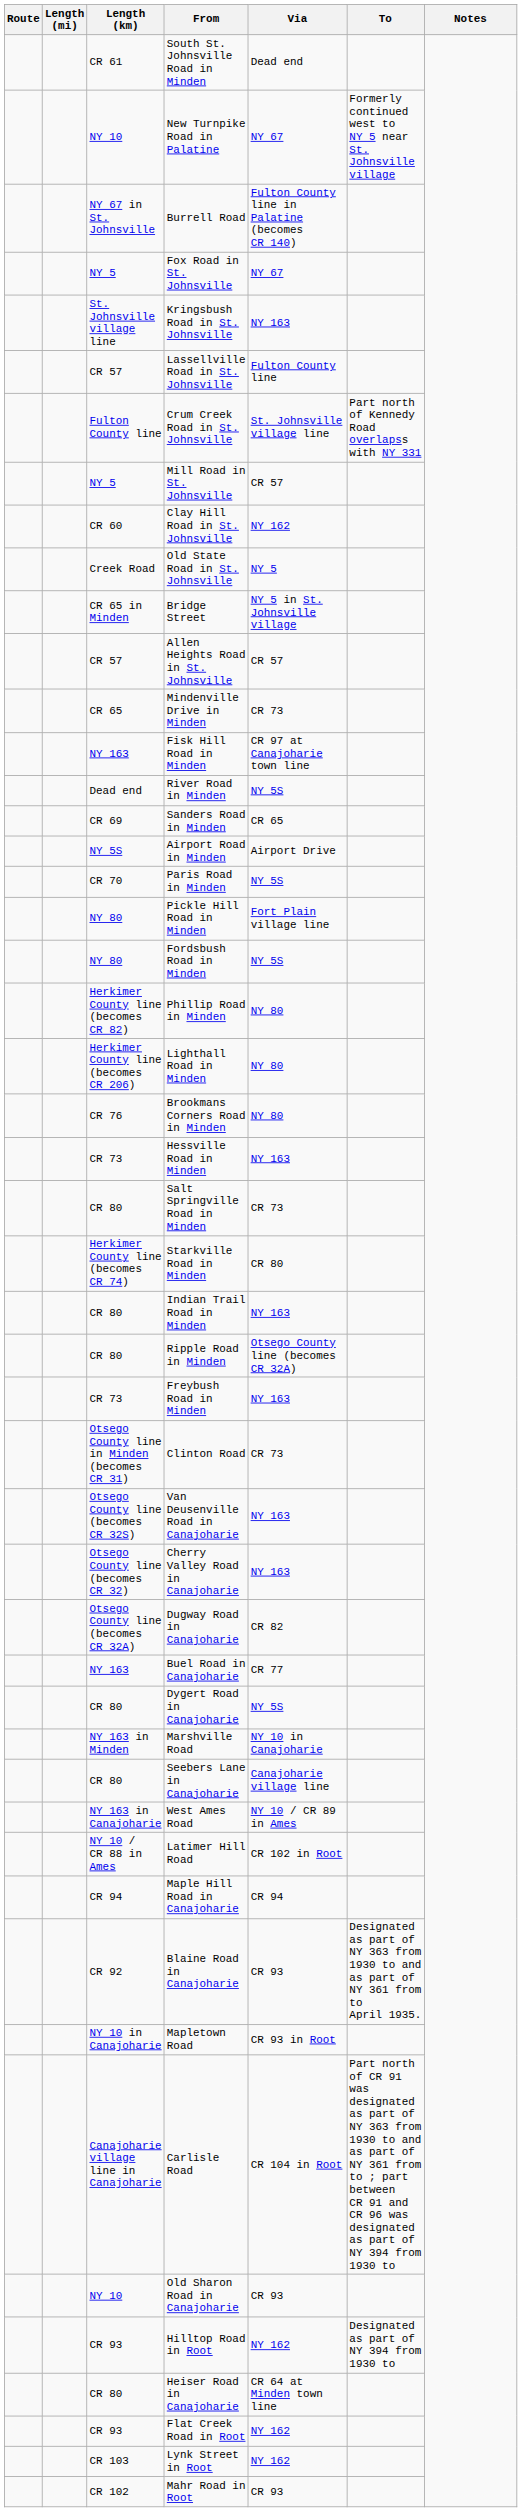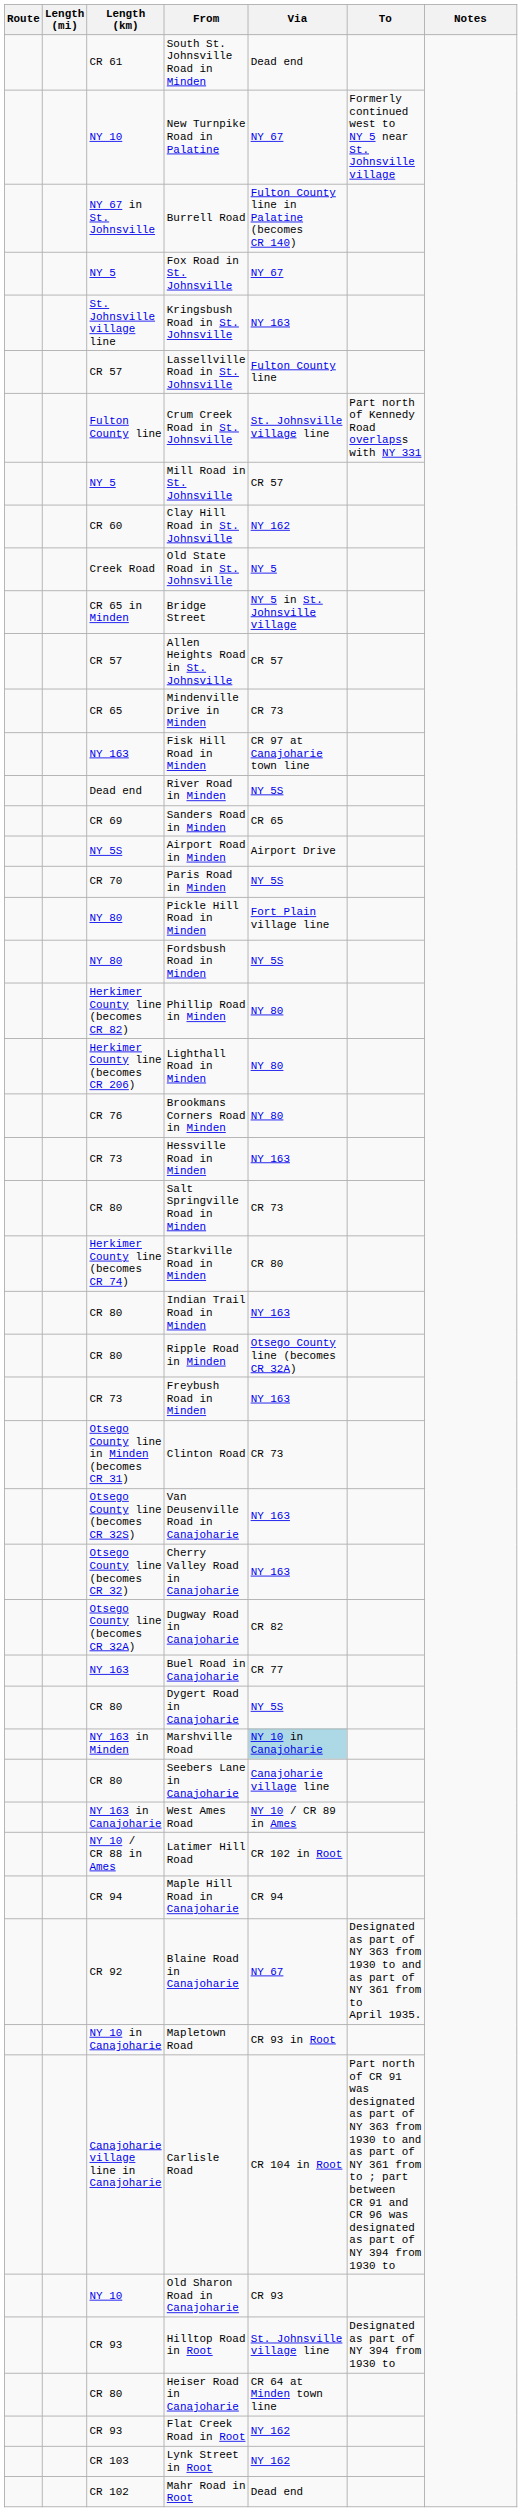(287, 1744) no background -> (287, 1744) lightblue background
(267, 1972) CR 93 -> (267, 1972) NY 67
(270, 2345) NY 162 -> (297, 2345) St. Johnsville village line
(267, 2492) CR 93 -> (277, 2492) Dead end
